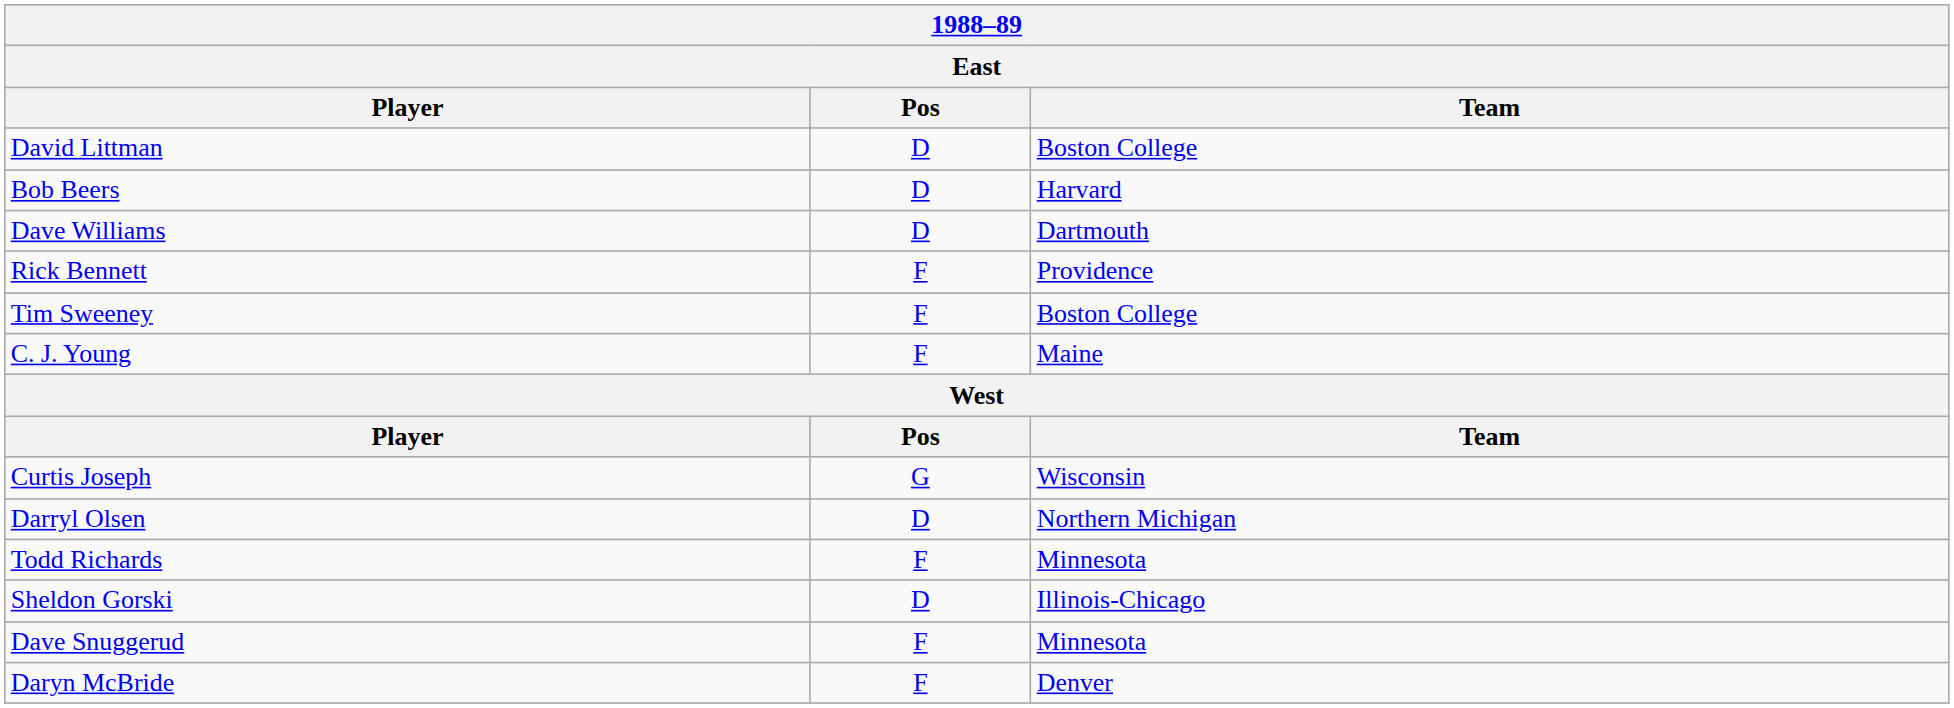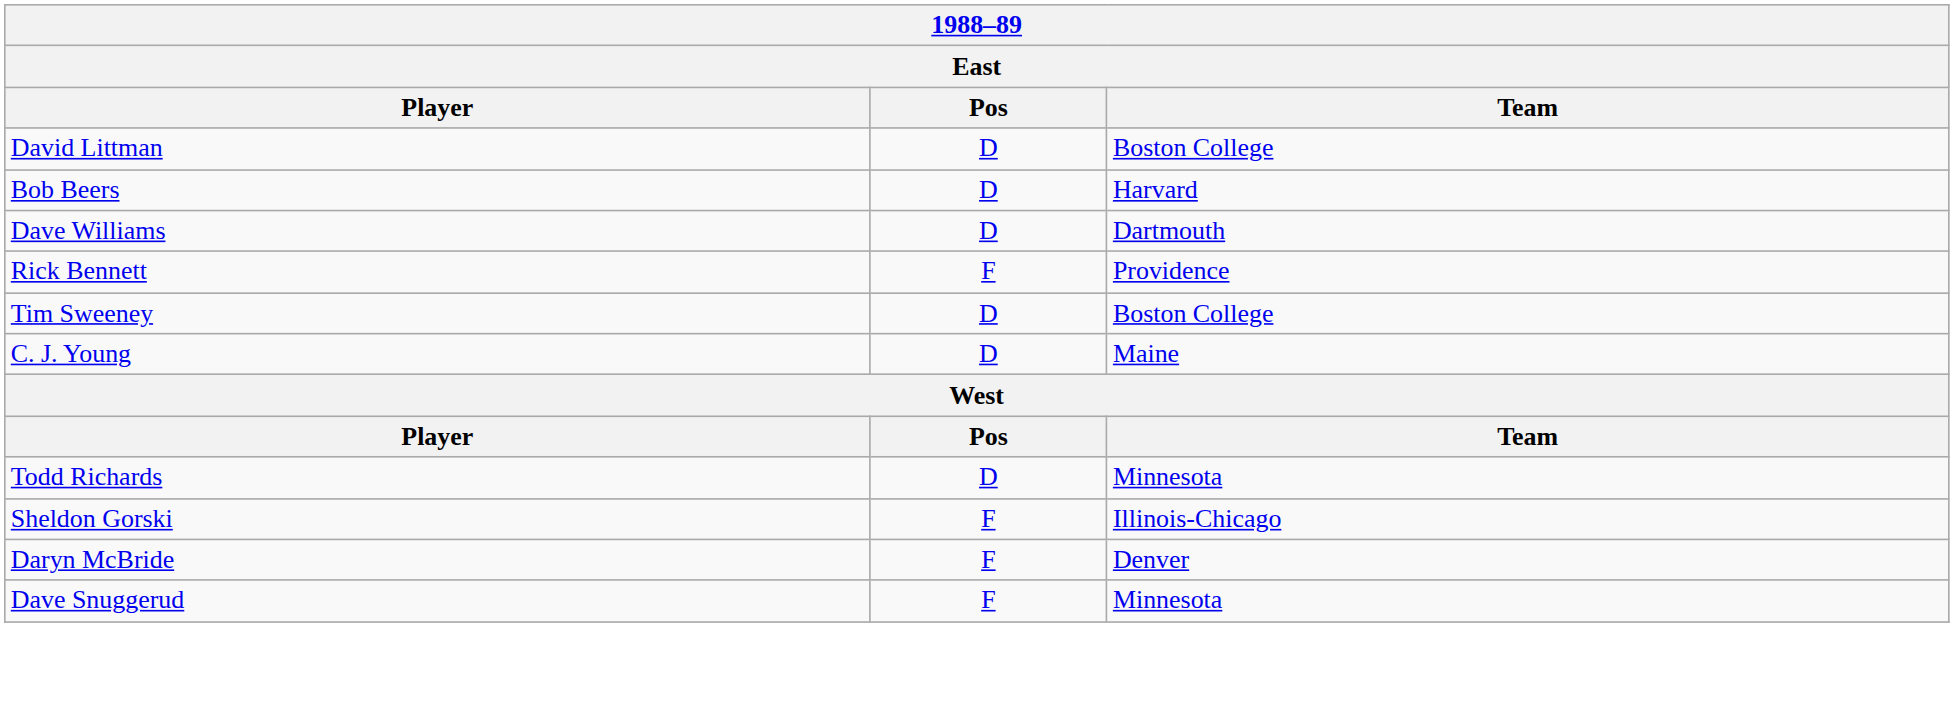(920, 312) F -> (988, 312) D
(920, 353) F -> (988, 353) D
- row: (81, 477)
- row: (78, 518)
(920, 559) F -> (988, 477) D
(920, 600) D -> (988, 518) F
rows swapped: (92, 682) <-> (98, 641)
